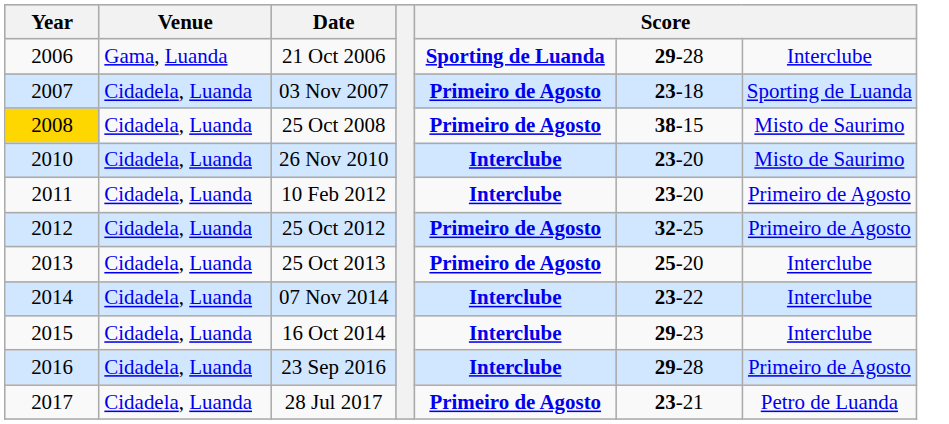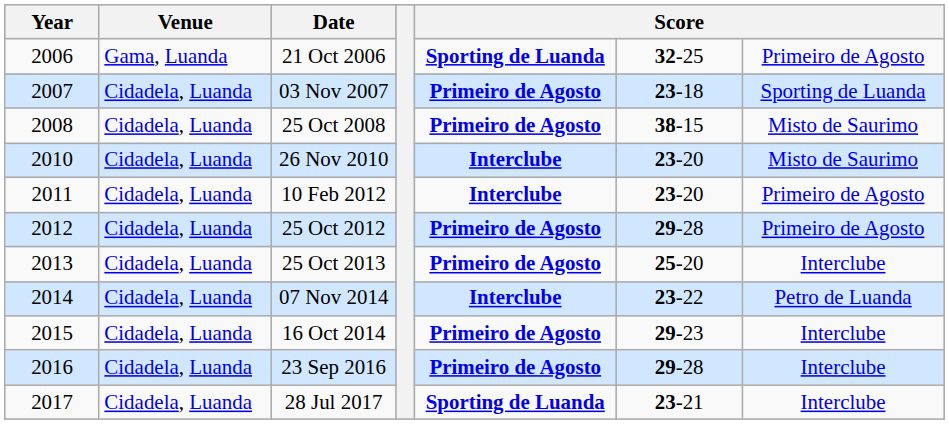(679, 55) 29-28 -> (679, 55) 32-25
(829, 55) Interclube -> (843, 55) Primeiro de Agosto
(52, 125) gold background -> (52, 125) no background
(679, 228) 32-25 -> (679, 228) 29-28
(829, 297) Interclube -> (843, 297) Petro de Luanda
(515, 332) Interclube -> (515, 332) Primeiro de Agosto
(515, 366) Interclube -> (515, 366) Primeiro de Agosto
(829, 366) Primeiro de Agosto -> (843, 366) Interclube
(515, 401) Primeiro de Agosto -> (515, 401) Sporting de Luanda
(829, 401) Petro de Luanda -> (843, 401) Interclube
